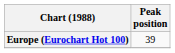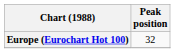(150, 39) 39 -> (150, 39) 32
